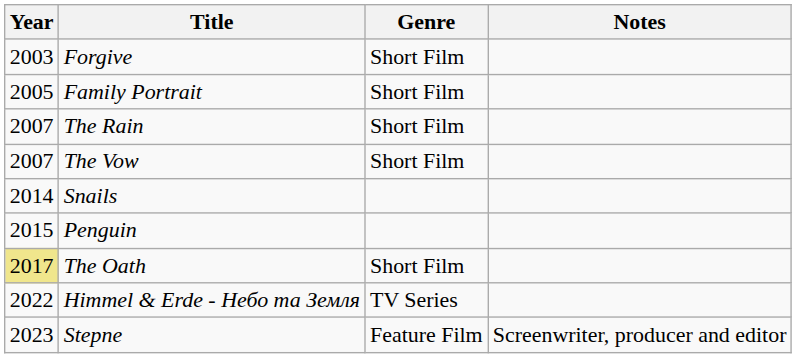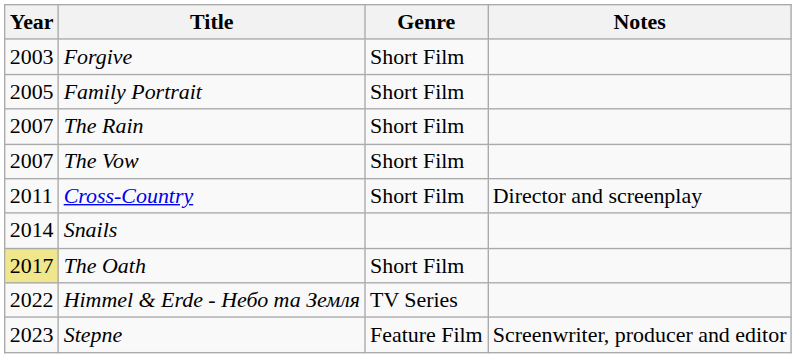+ row: (128, 195)
- row: (100, 230)
